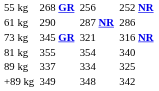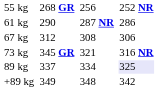+ row: (16, 37)
- row: (16, 52)
(127, 67) no background -> (127, 67) lavender background
